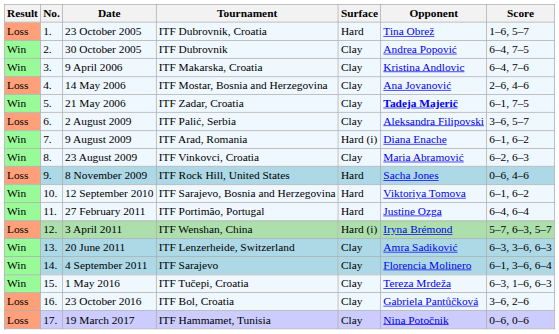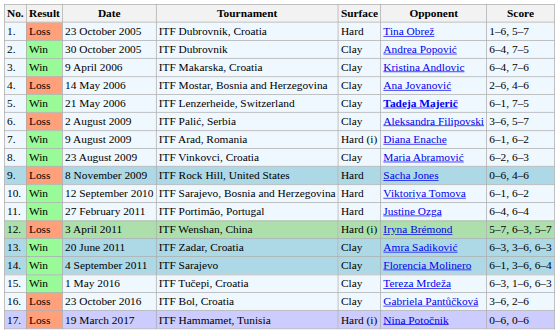columns swapped: (22, 13) <-> (52, 13)
(201, 103) ITF Zadar, Croatia -> (227, 103) ITF Lenzerheide, Switzerland
(227, 247) ITF Lenzerheide, Switzerland -> (201, 247) ITF Zadar, Croatia
(352, 319) Clay -> (359, 319) Hard (i)
